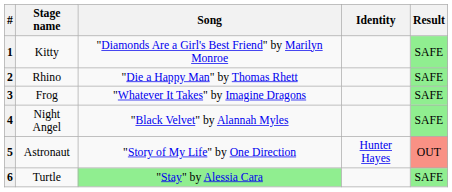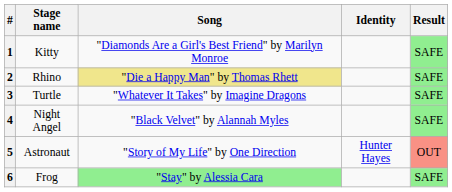(210, 77) no background -> (210, 77) khaki background
(47, 95) Frog -> (47, 95) Turtle
(47, 177) Turtle -> (47, 177) Frog
